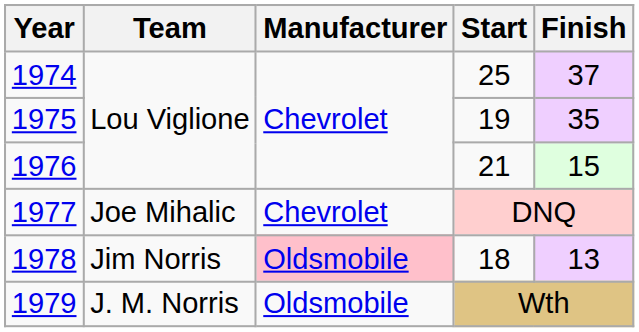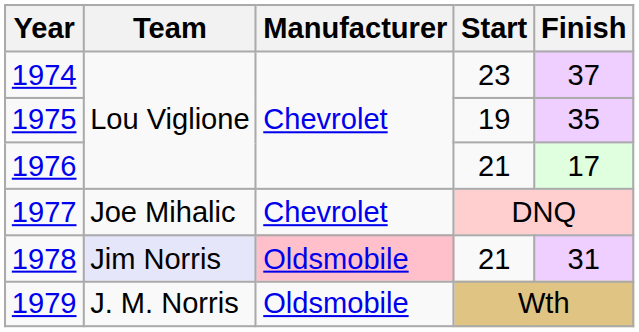(494, 74) 25 -> (494, 74) 23
(584, 166) 15 -> (584, 166) 17
(156, 258) no background -> (156, 258) lavender background
(494, 258) 18 -> (494, 258) 21
(584, 258) 13 -> (584, 258) 31
